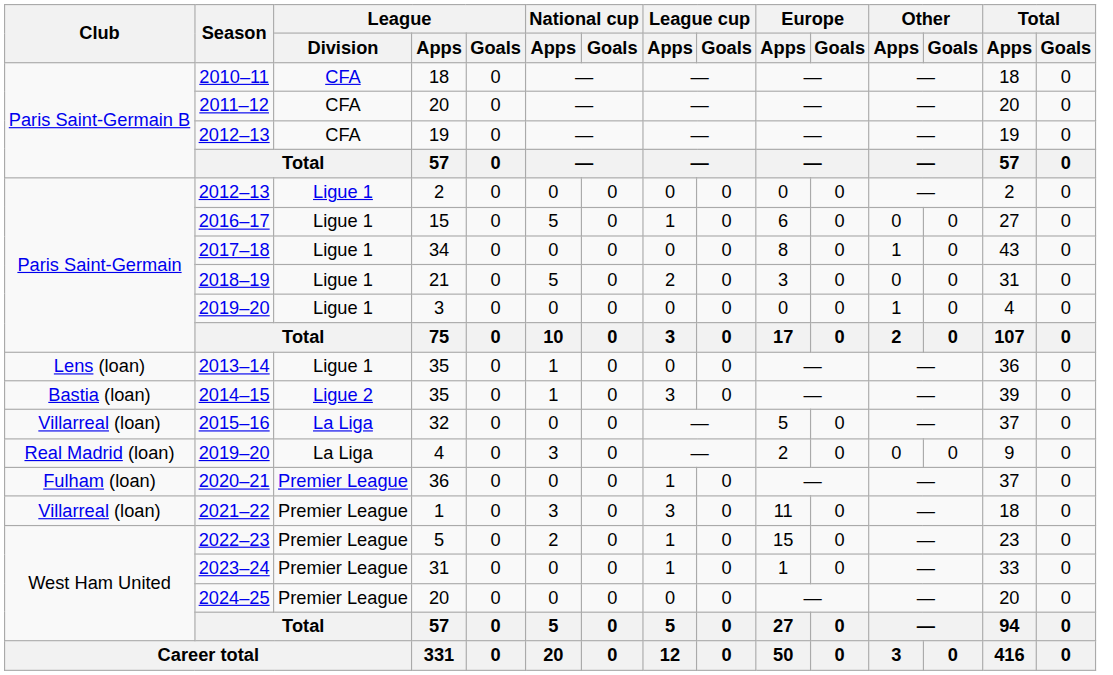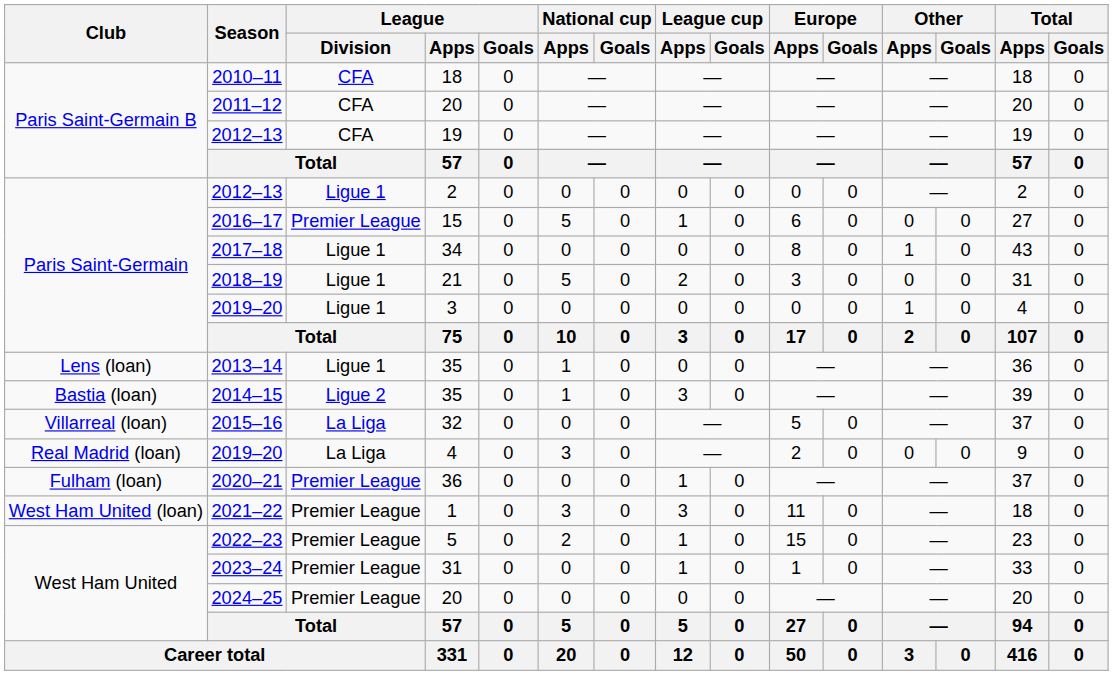(343, 221) Ligue 1 -> (356, 221) Premier League
(99, 510) Villarreal (loan) -> (106, 510) West Ham United (loan)
